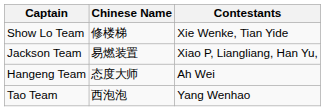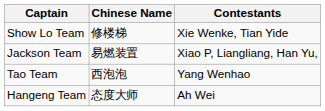rows swapped: (47, 74) <-> (32, 95)
